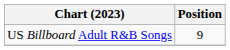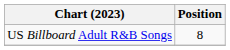(200, 34) 9 -> (200, 34) 8
